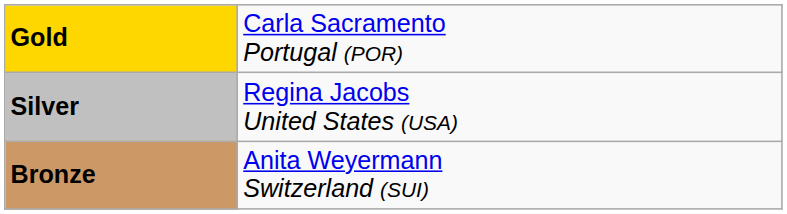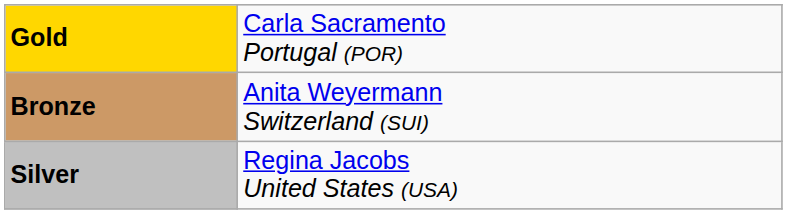rows swapped: (45, 106) <-> (53, 174)
